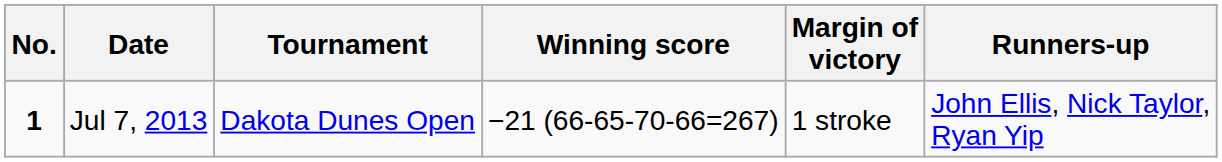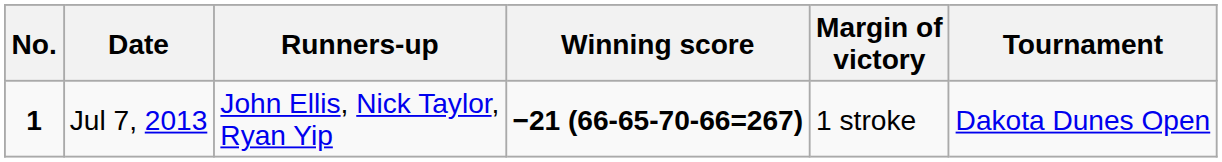columns swapped: (348, 43) <-> (1071, 43)
(633, 119) normal -> (658, 119) bold
